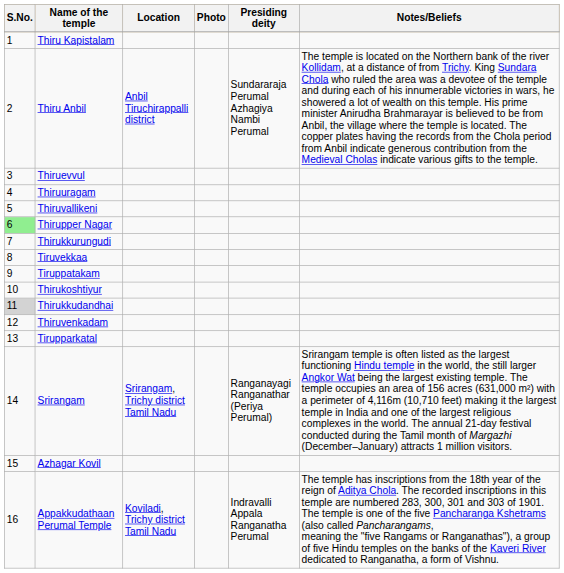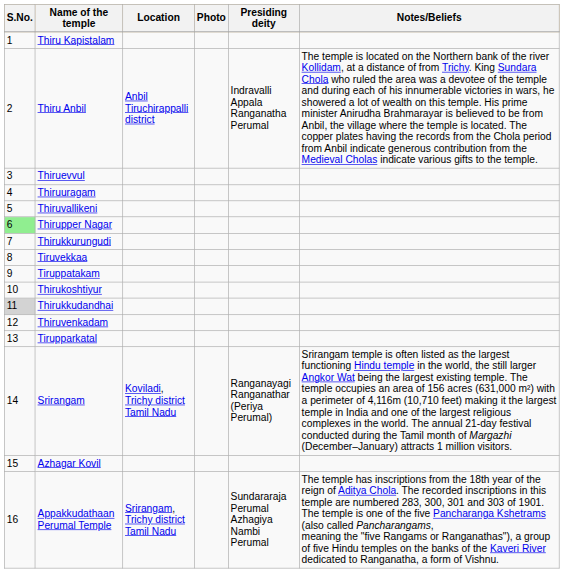(258, 108) Sundararaja Perumal Azhagiya Nambi Perumal -> (258, 108) Indravalli Appala Ranganatha Perumal
(155, 401) Srirangam, Trichy district Tamil Nadu -> (155, 401) Koviladi, Trichy district Tamil Nadu
(155, 520) Koviladi, Trichy district Tamil Nadu -> (155, 520) Srirangam, Trichy district Tamil Nadu
(258, 520) Indravalli Appala Ranganatha Perumal -> (258, 520) Sundararaja Perumal Azhagiya Nambi Perumal
